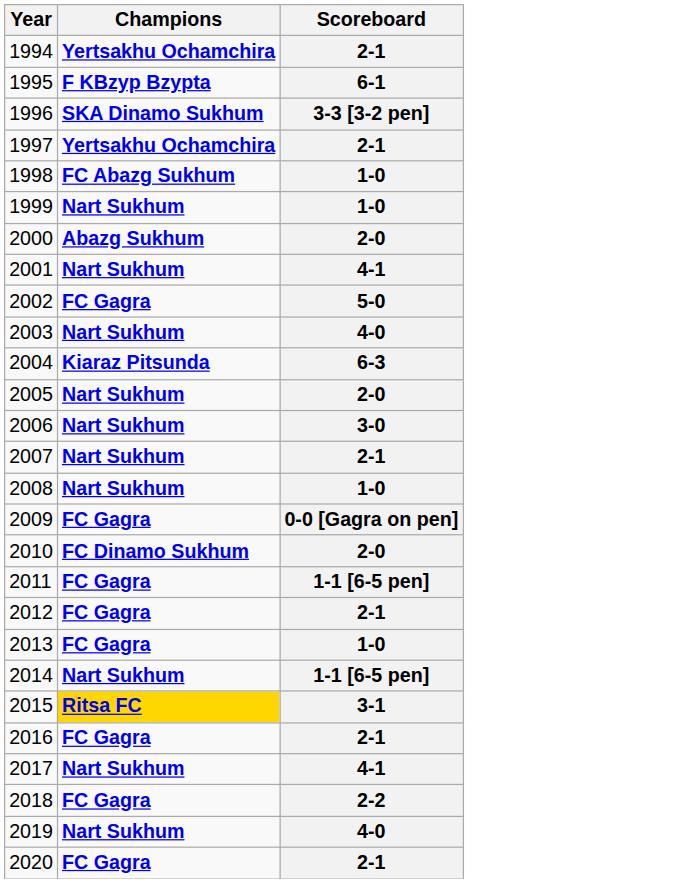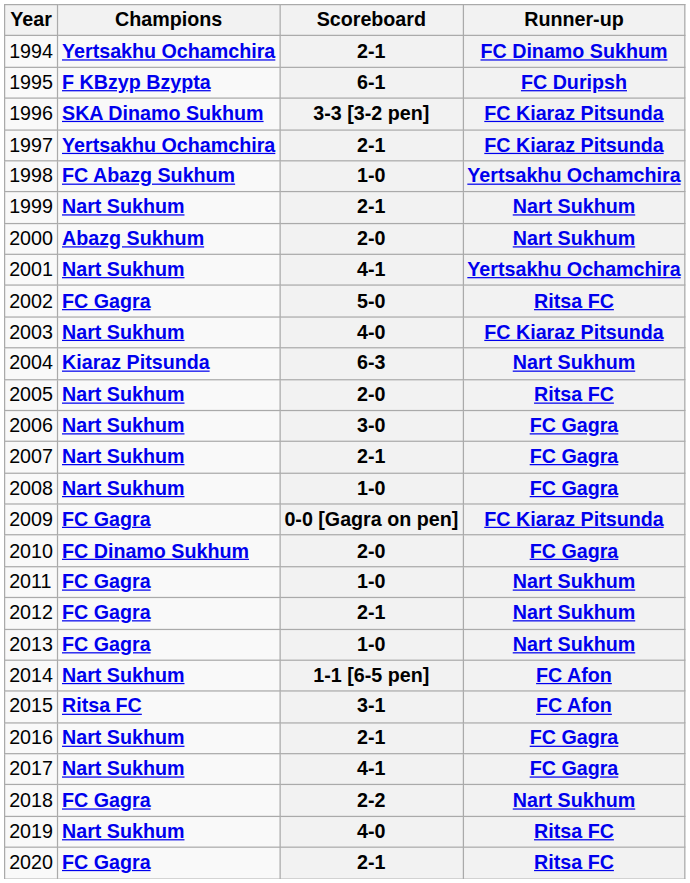+ column: (574, 20)
(371, 207) 1-0 -> (371, 207) 2-1
(371, 581) 1-1 [6-5 pen] -> (371, 581) 1-0
(102, 706) gold background -> (102, 706) no background
(106, 737) FC Gagra -> (123, 737) Nart Sukhum
